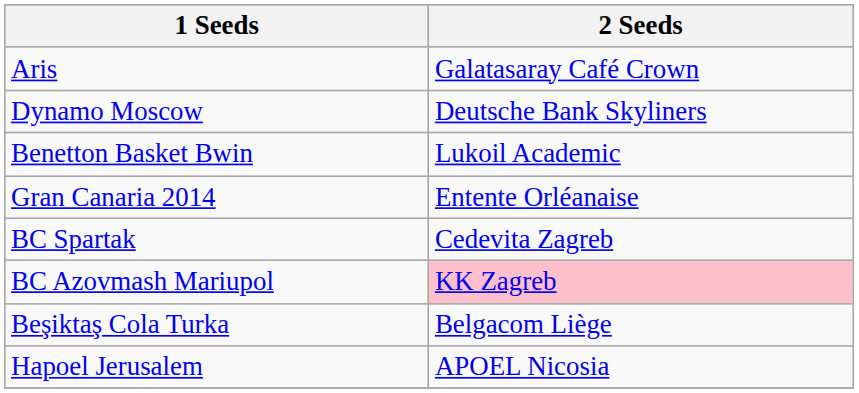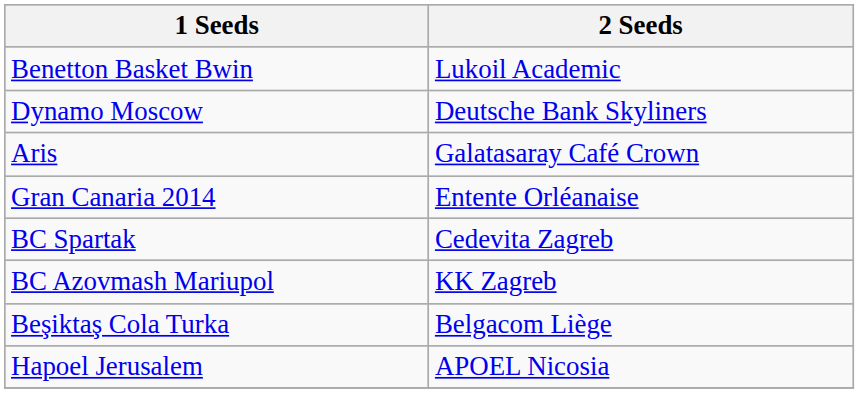rows swapped: (34, 68) <-> (132, 153)
(496, 281) pink background -> (496, 281) no background
